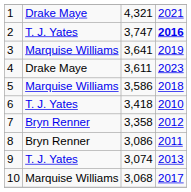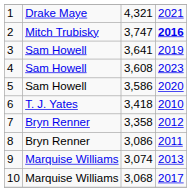(51, 31) T. J. Yates -> (62, 31) Mitch Trubisky
(72, 50) Marquise Williams -> (56, 50) Sam Howell
(56, 68) Drake Maye -> (56, 68) Sam Howell
(138, 68) 3,611 -> (138, 68) 3,608
(72, 86) Marquise Williams -> (56, 86) Sam Howell
(171, 86) 2018 -> (171, 86) 2020
(51, 159) T. J. Yates -> (72, 159) Marquise Williams
